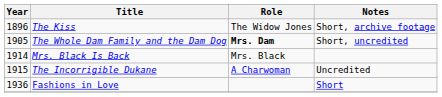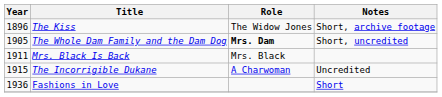(17, 56) 1914 -> (17, 56) 1911
